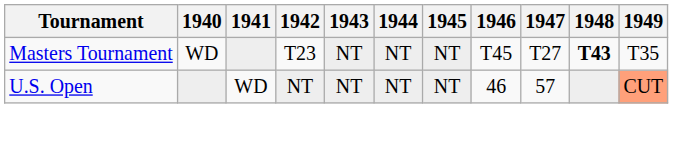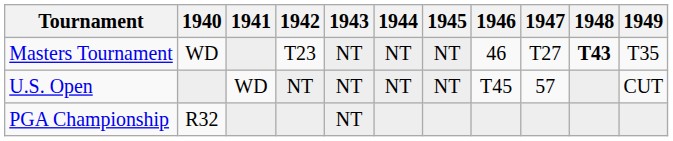(496, 53) T45 -> (496, 53) 46
(496, 86) 46 -> (496, 86) T45
(643, 86) lightsalmon background -> (643, 86) no background
+ row: (89, 119)
